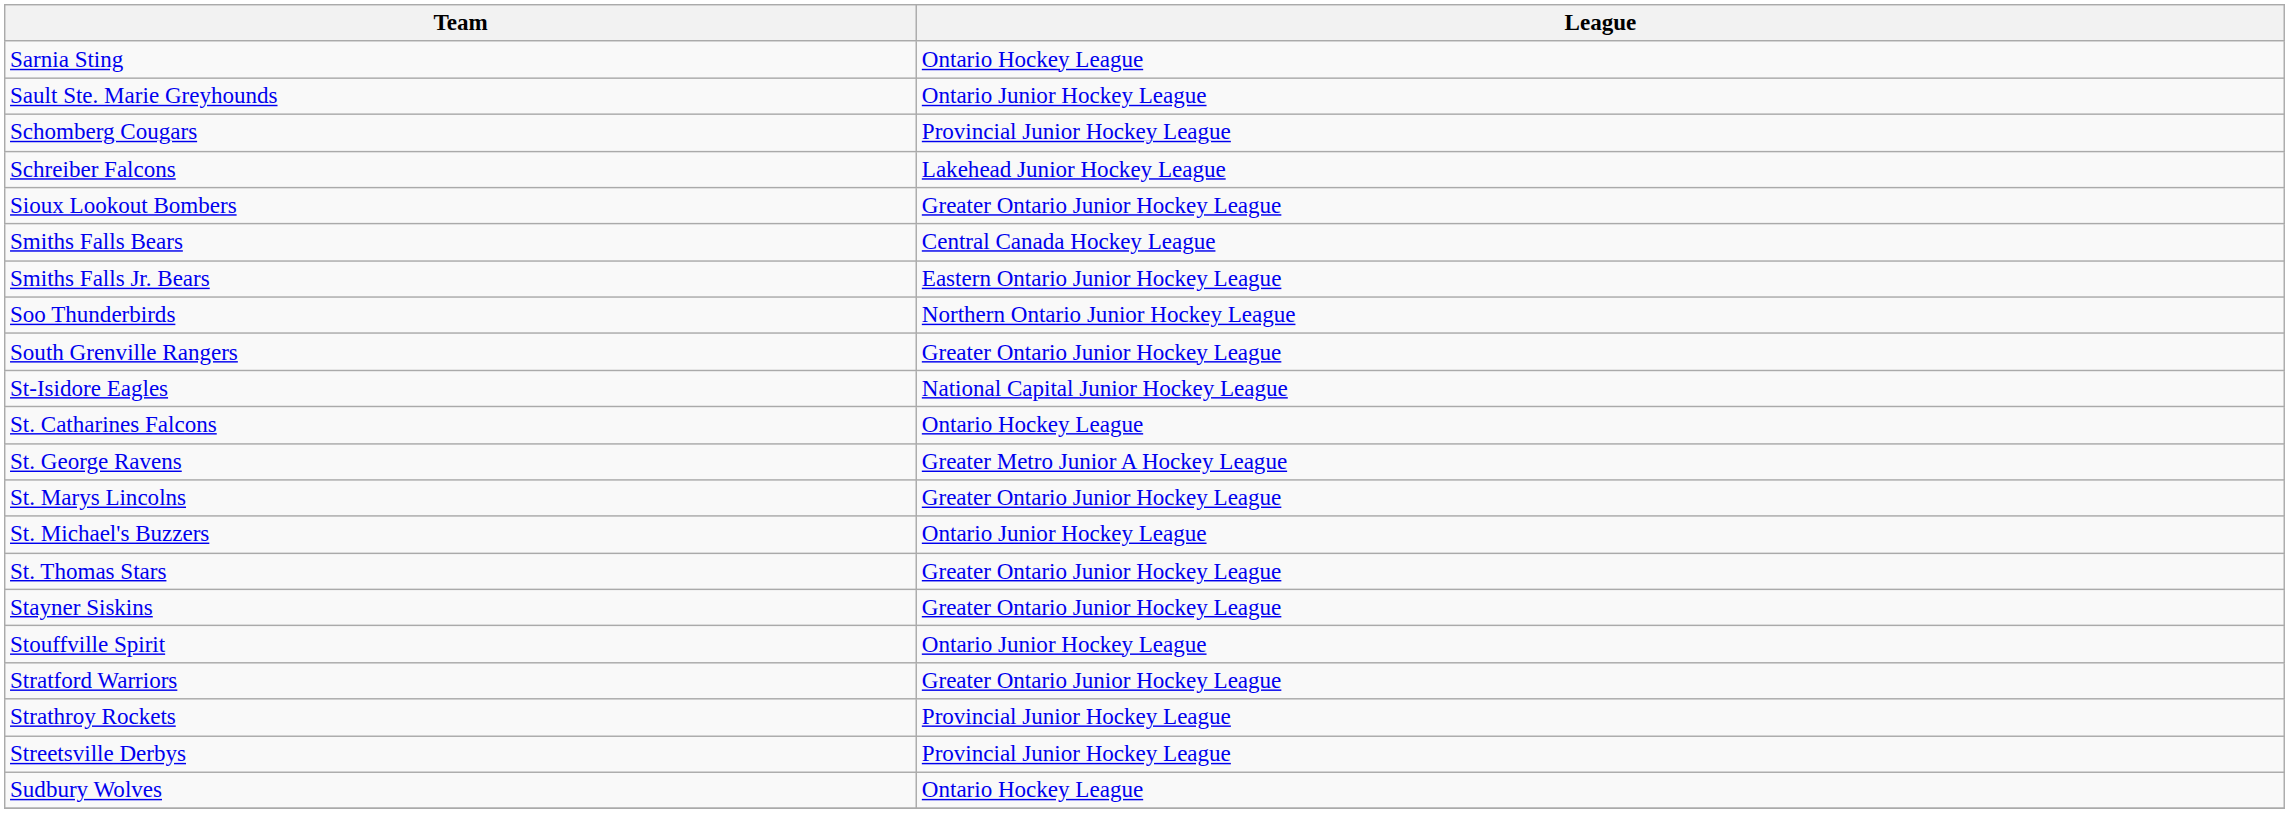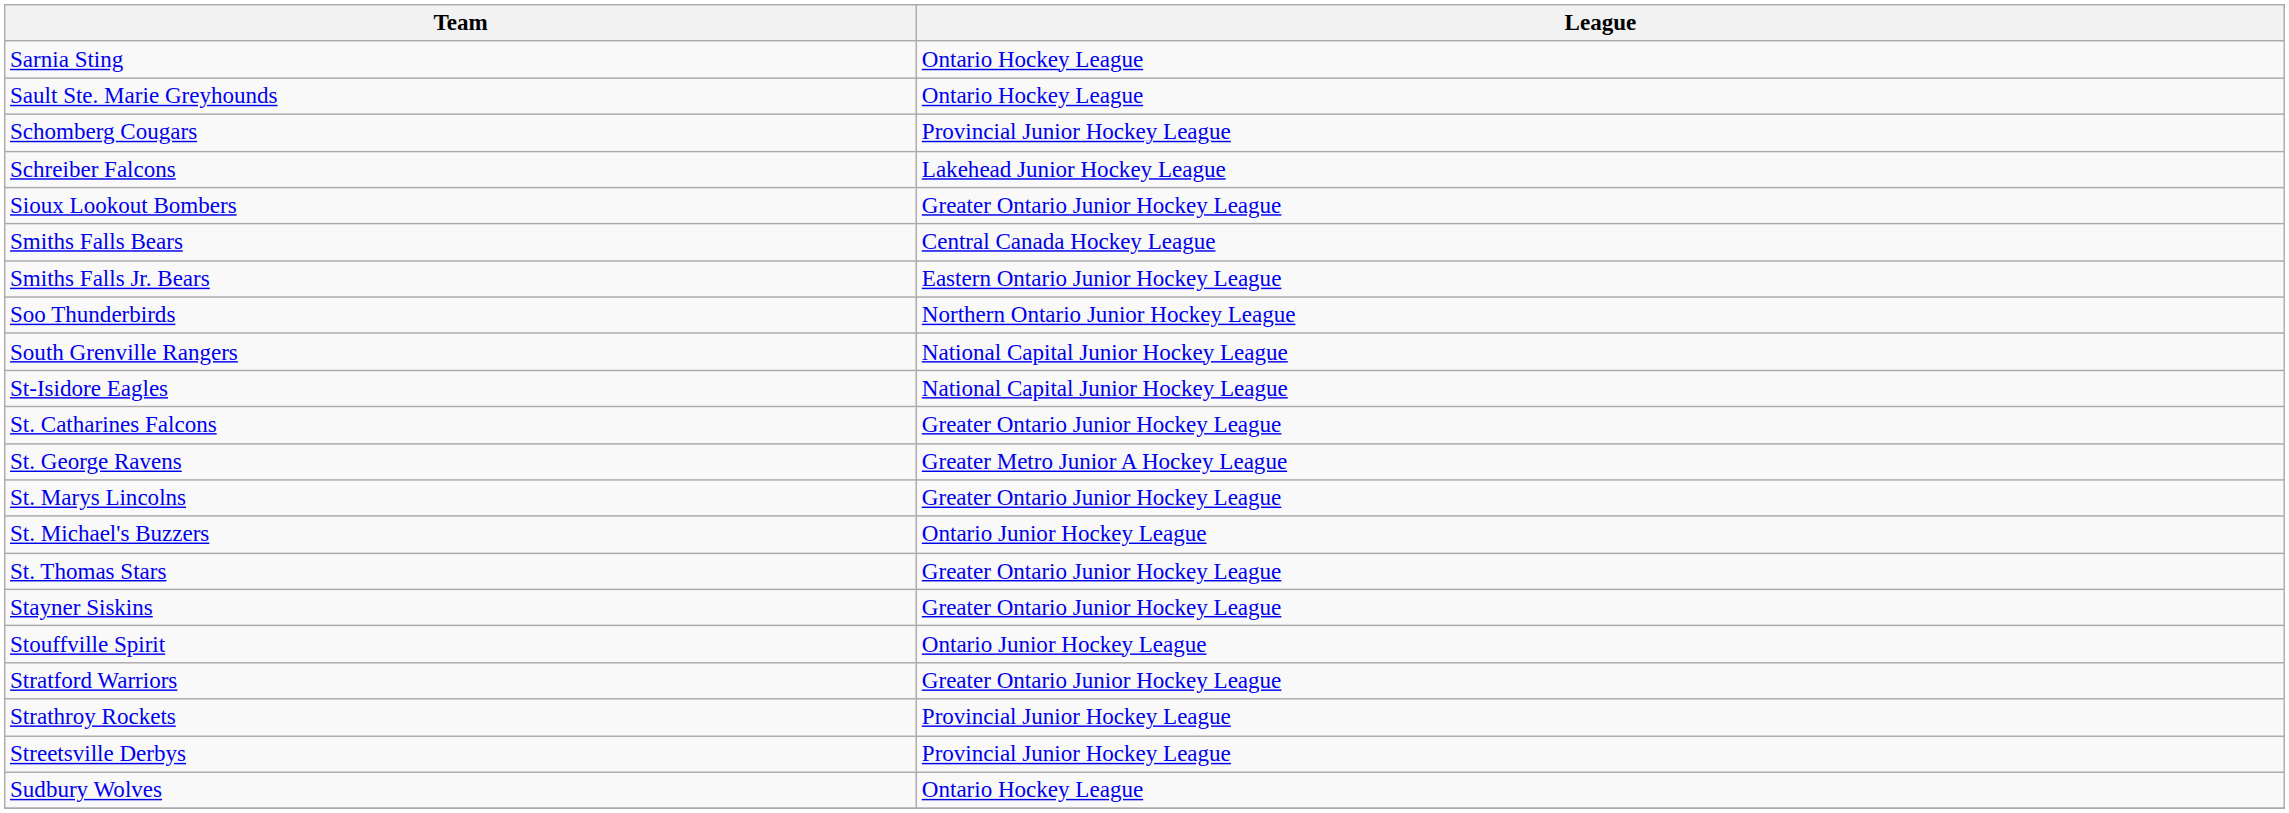(1064, 95) Ontario Junior Hockey League -> (1032, 95) Ontario Hockey League
(1102, 351) Greater Ontario Junior Hockey League -> (1105, 351) National Capital Junior Hockey League
(1032, 424) Ontario Hockey League -> (1102, 424) Greater Ontario Junior Hockey League
